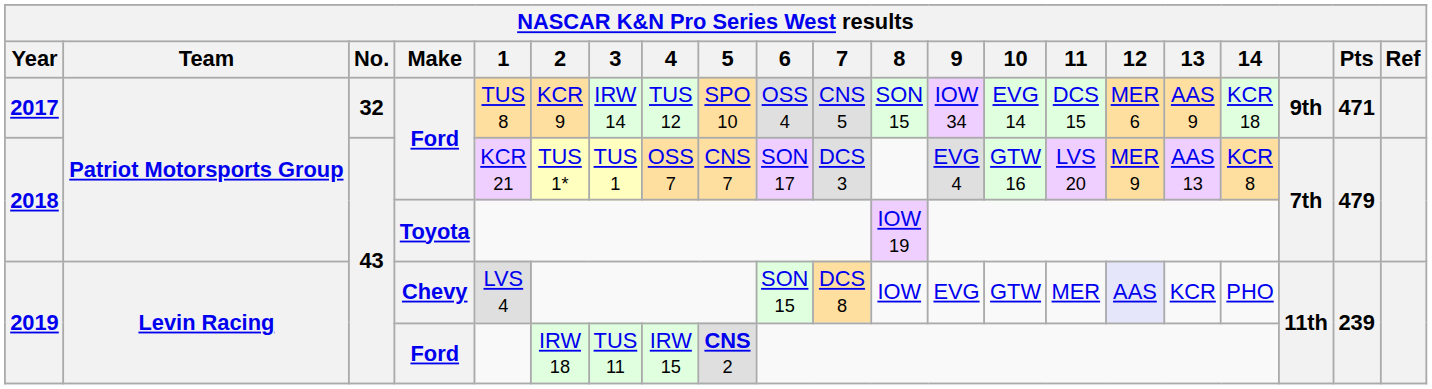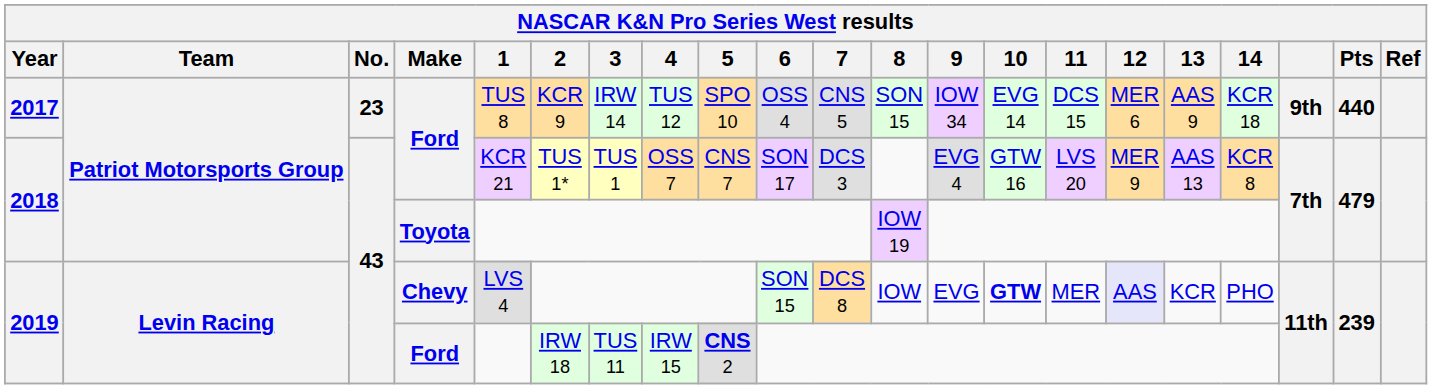(372, 108) 32 -> (372, 108) 23
(1357, 108) 471 -> (1357, 108) 440
(1016, 292) normal -> (1016, 292) bold
